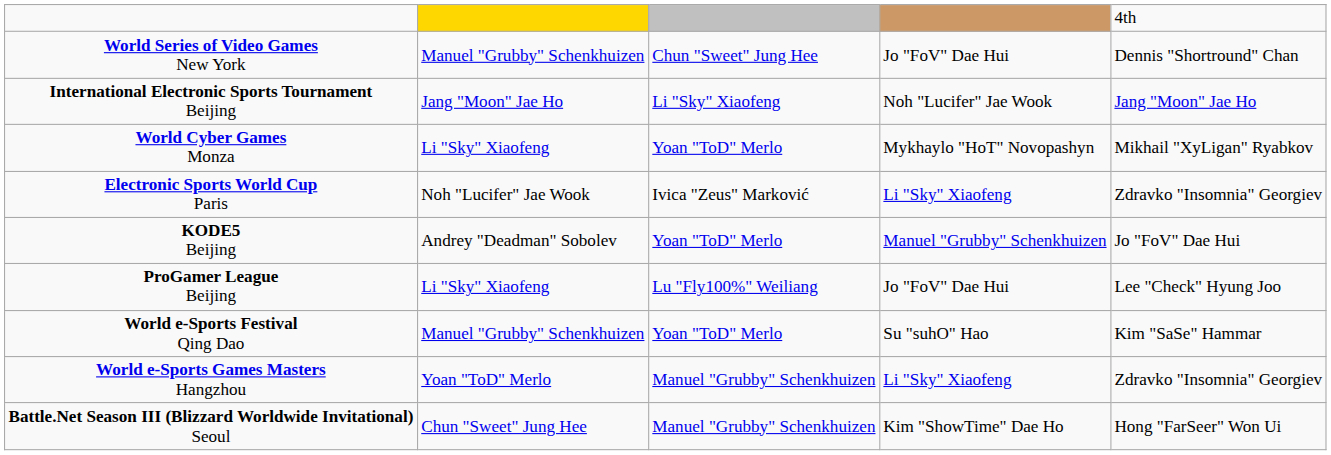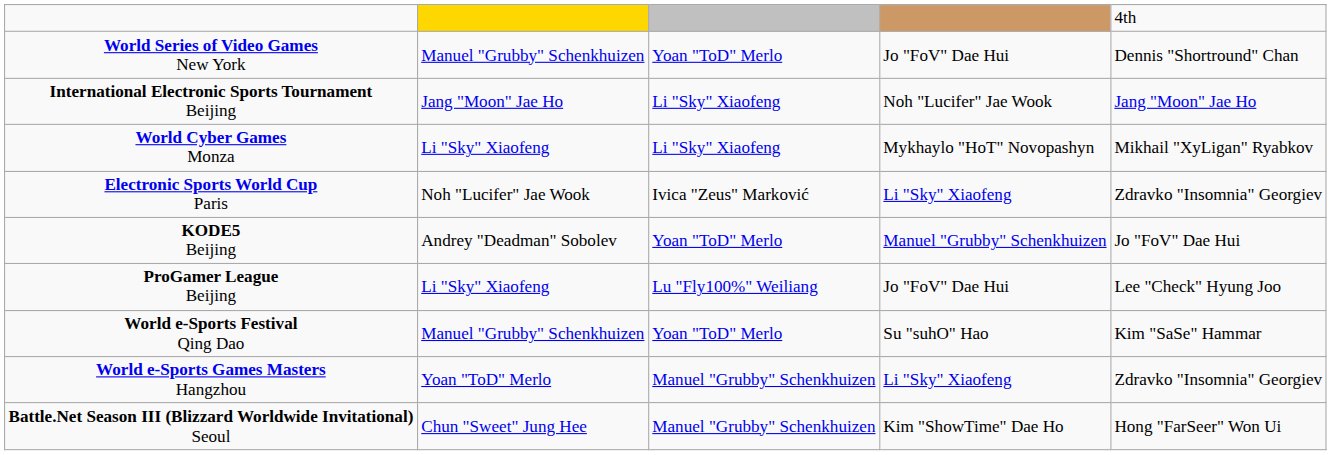(735, 54) Chun "Sweet" Jung Hee -> (717, 54) Yoan "ToD" Merlo
(717, 147) Yoan "ToD" Merlo -> (716, 147) Li "Sky" Xiaofeng
